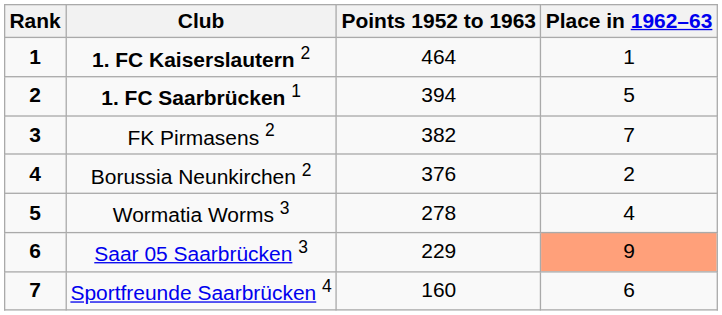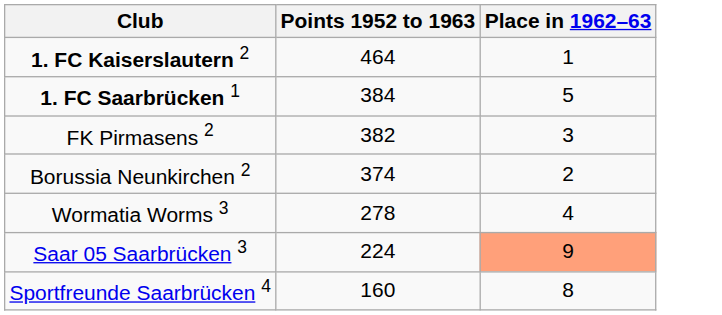- column: (35, 21)
(439, 96) 394 -> (378, 96) 384
(629, 135) 7 -> (568, 135) 3
(439, 173) 376 -> (378, 173) 374
(439, 251) 229 -> (378, 251) 224
(629, 290) 6 -> (568, 290) 8
